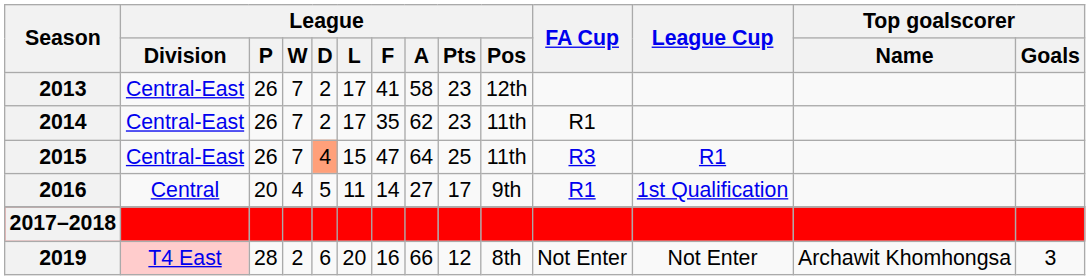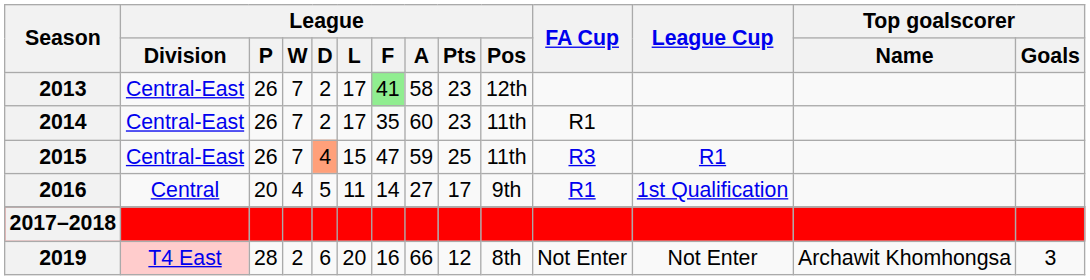(388, 88) no background -> (388, 88) lightgreen background
(421, 122) 62 -> (421, 122) 60
(421, 156) 64 -> (421, 156) 59
